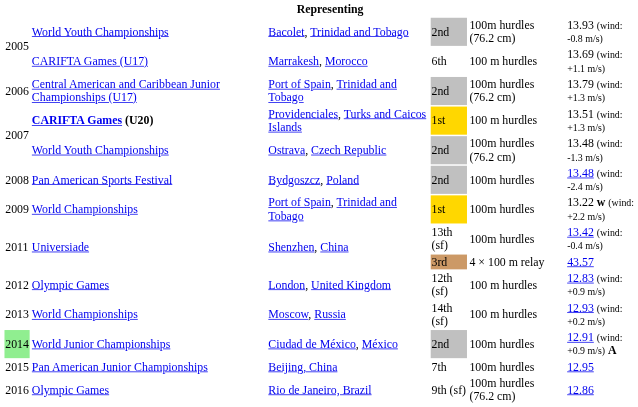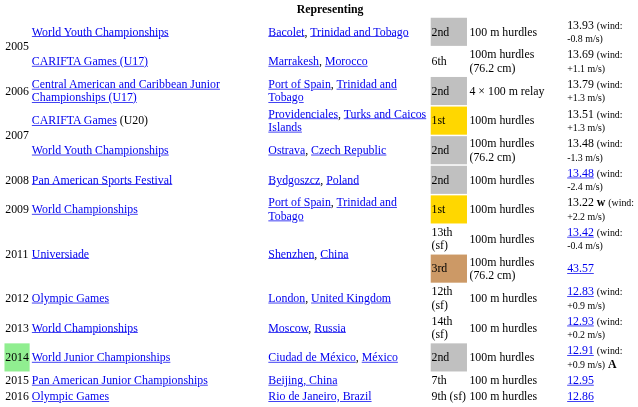(502, 31) 100m hurdles (76.2 cm) -> (503, 31) 100 m hurdles
(503, 61) 100 m hurdles -> (502, 61) 100m hurdles (76.2 cm)
(502, 91) 100m hurdles (76.2 cm) -> (507, 91) 4 × 100 m relay
(93, 120) bold -> (90, 120) normal
(503, 120) 100 m hurdles -> (502, 120) 100m hurdles
(507, 262) 4 × 100 m relay -> (502, 268) 100m hurdles (76.2 cm)
(502, 367) 100m hurdles -> (503, 380) 100 m hurdles
(502, 390) 100m hurdles (76.2 cm) -> (503, 396) 100 m hurdles
